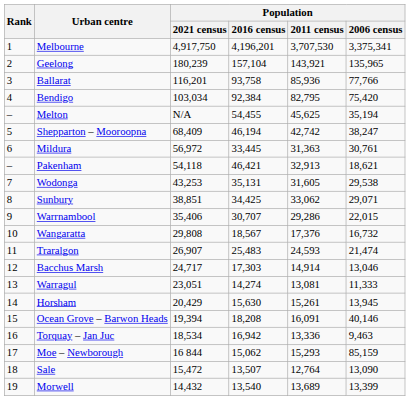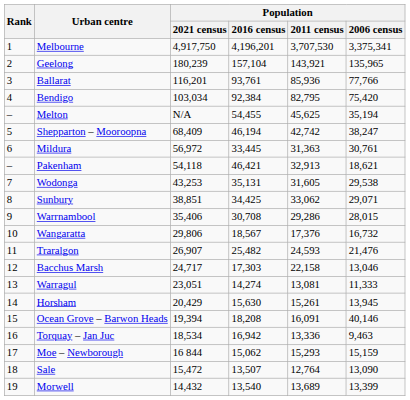(246, 81) 93,758 -> (246, 81) 93,761
(246, 217) 30,707 -> (246, 217) 30,708
(363, 217) 22,015 -> (363, 217) 28,015
(187, 234) 29,808 -> (187, 234) 29,806
(246, 251) 25,483 -> (246, 251) 25,482
(363, 251) 21,474 -> (363, 251) 21,476
(305, 268) 14,914 -> (305, 268) 22,158
(363, 353) 85,159 -> (363, 353) 15,159
